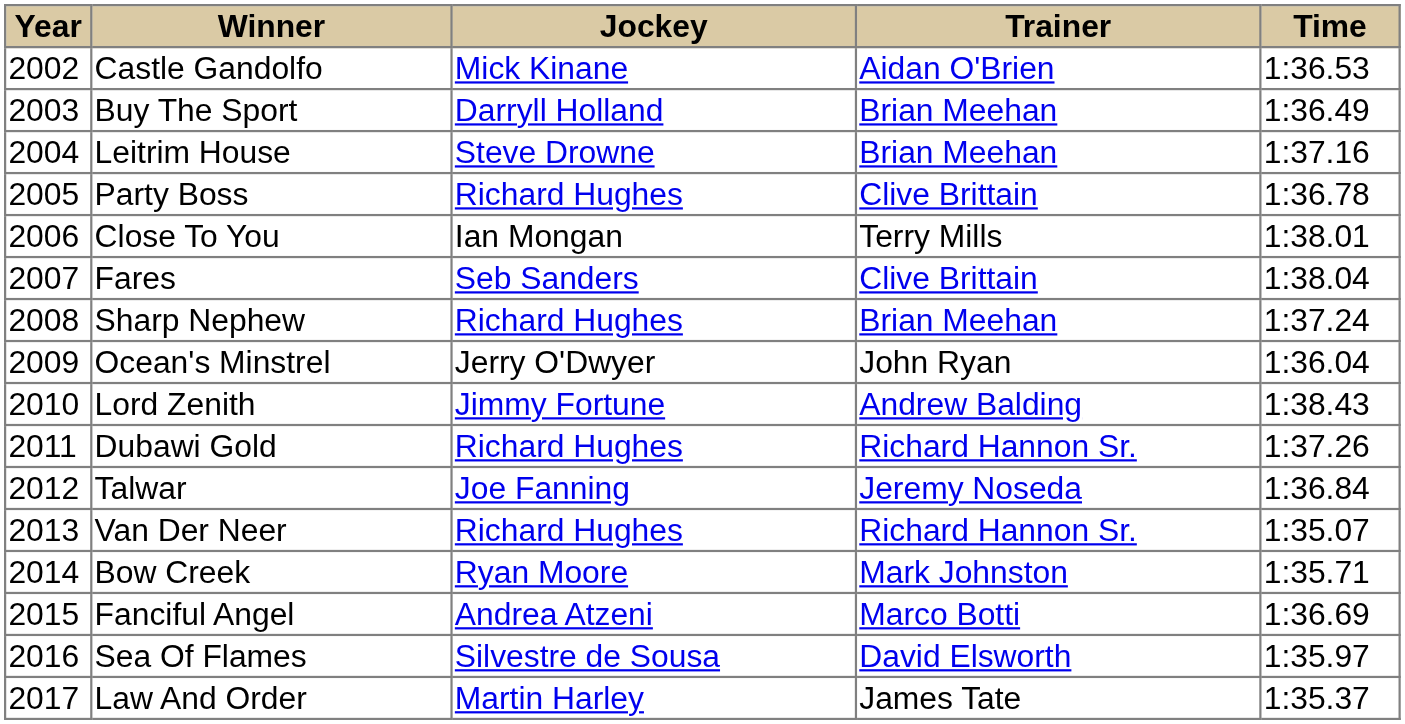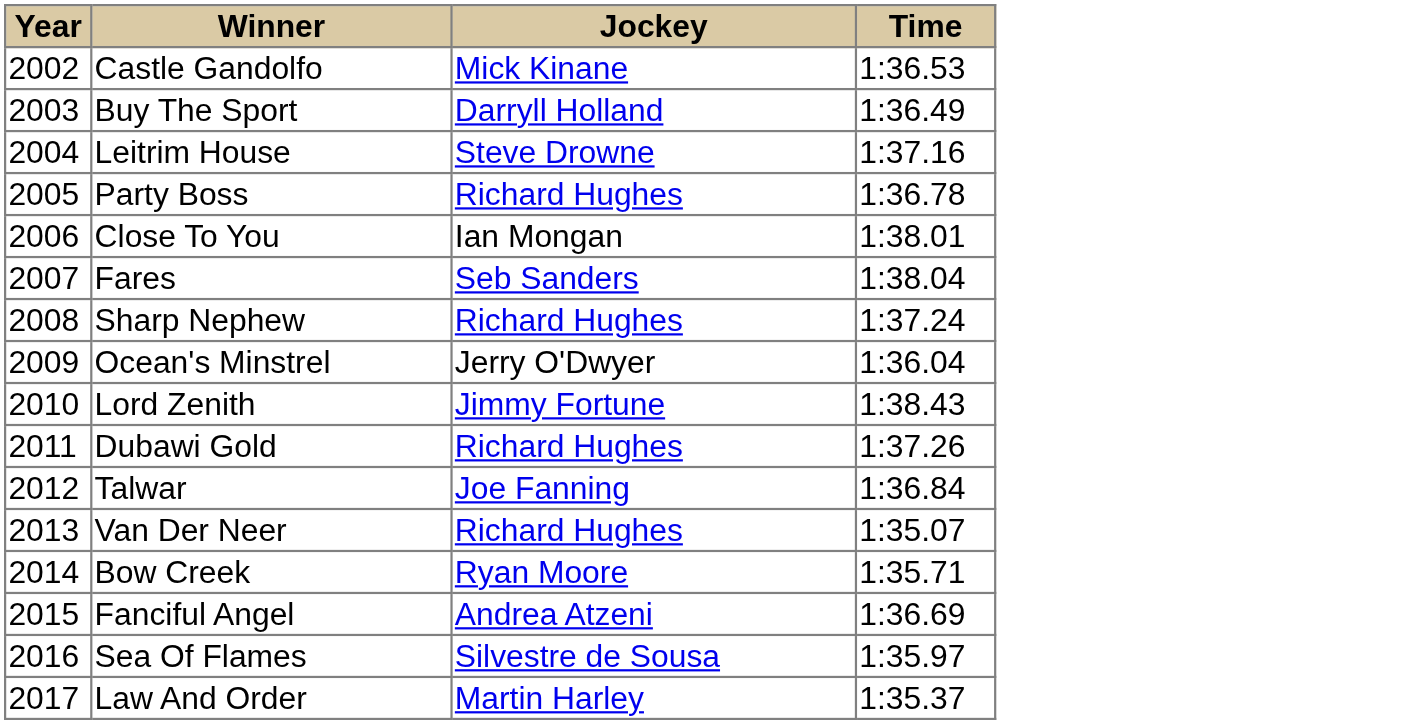- column: (1058, 26)
